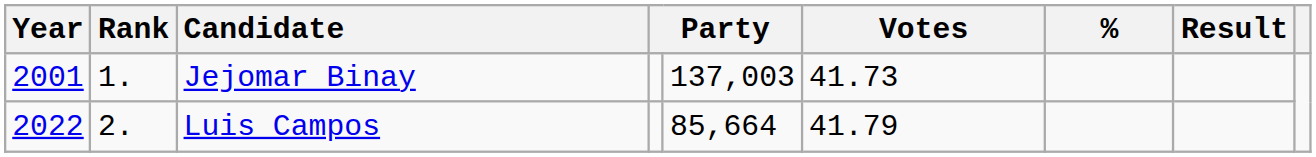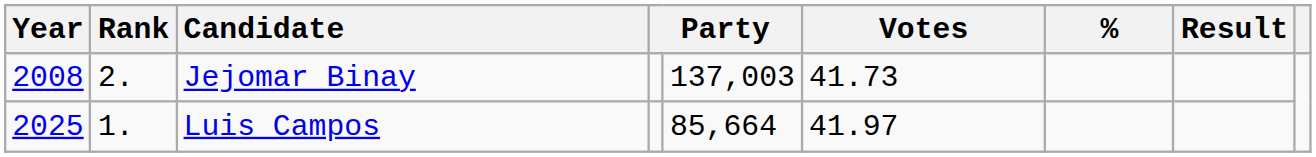(48, 78) 2001 -> (48, 78) 2008
(116, 78) 1. -> (116, 78) 2.
(48, 126) 2022 -> (48, 126) 2025
(116, 126) 2. -> (116, 126) 1.
(854, 126) 41.79 -> (854, 126) 41.97
